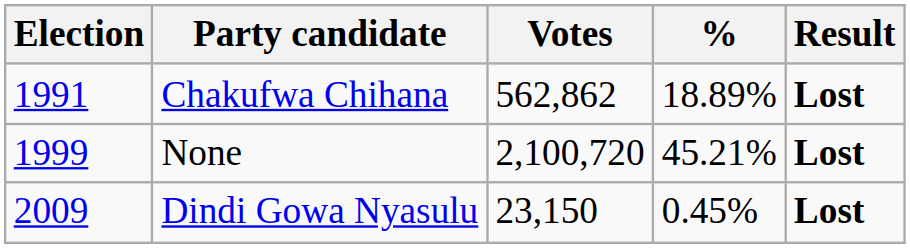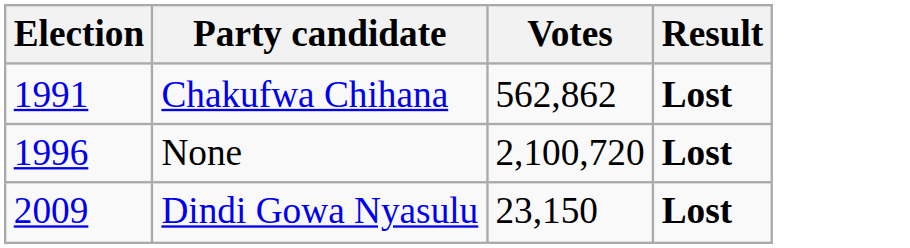- column: (719, 34)
(51, 152) 1999 -> (51, 152) 1996
